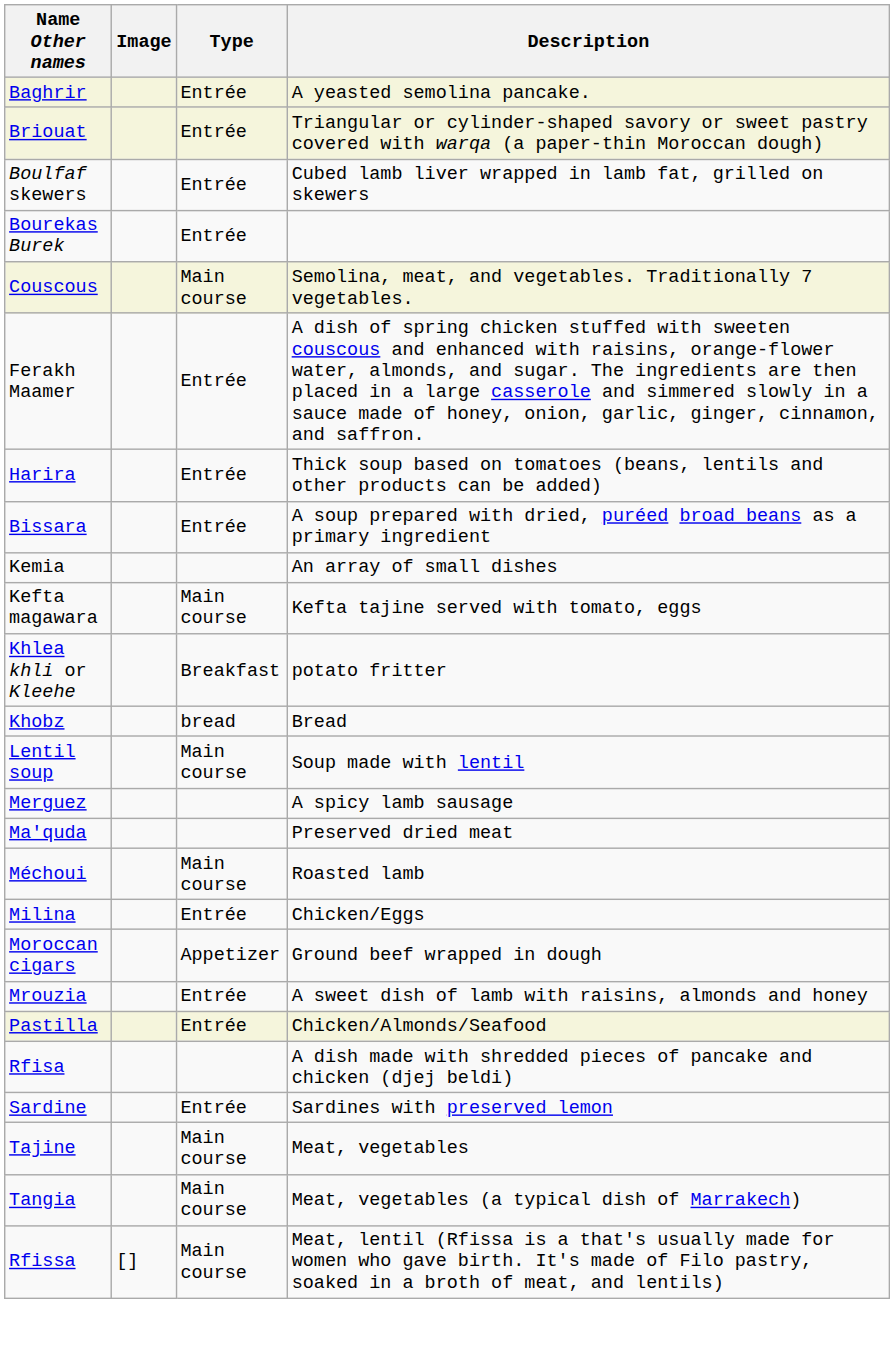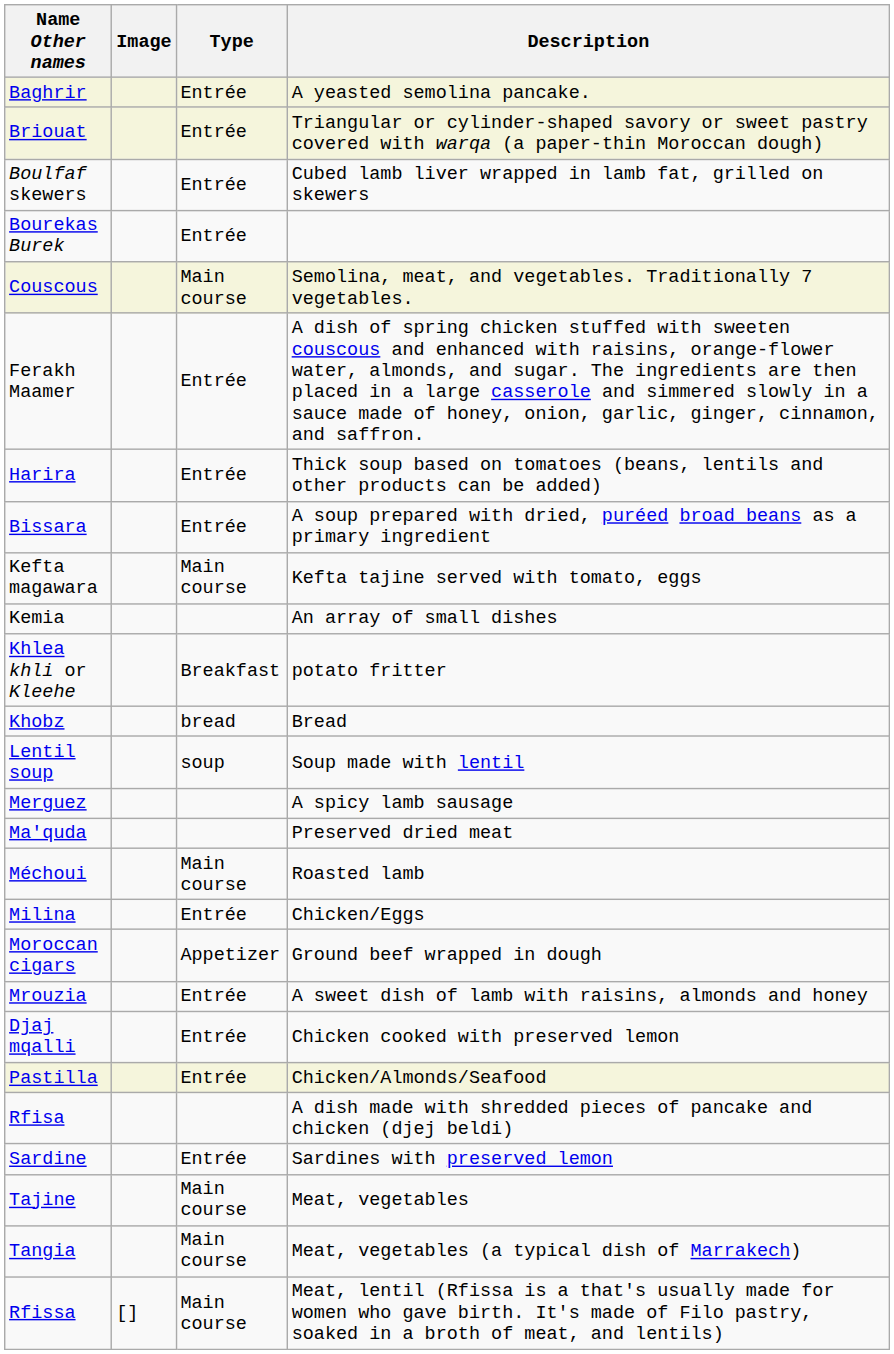rows swapped: (53, 608) <-> (37, 567)
(214, 762) Main course -> (203, 762) soup
+ row: (42, 1037)
